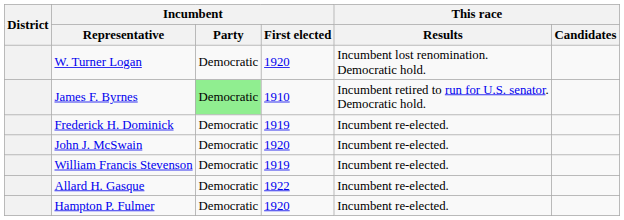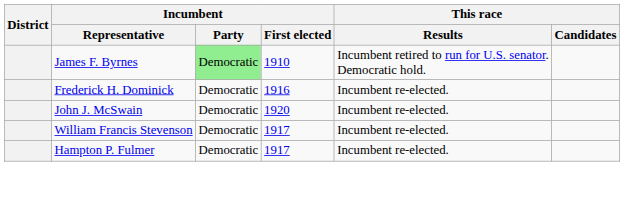- row: (98, 62)
(277, 124) 1919 -> (277, 89) 1916
(277, 165) 1919 -> (277, 130) 1917
- row: (99, 185)
(277, 205) 1920 -> (277, 150) 1917
